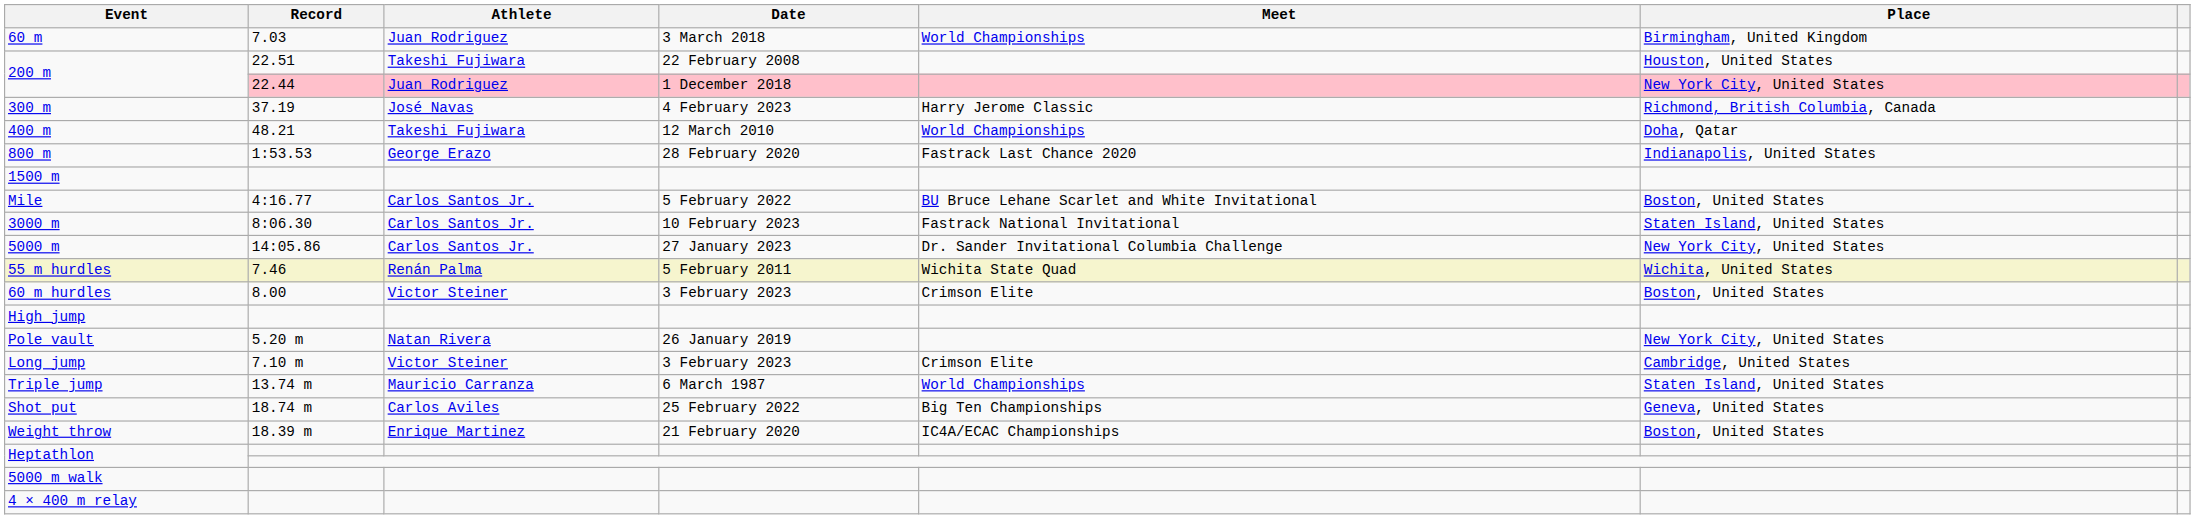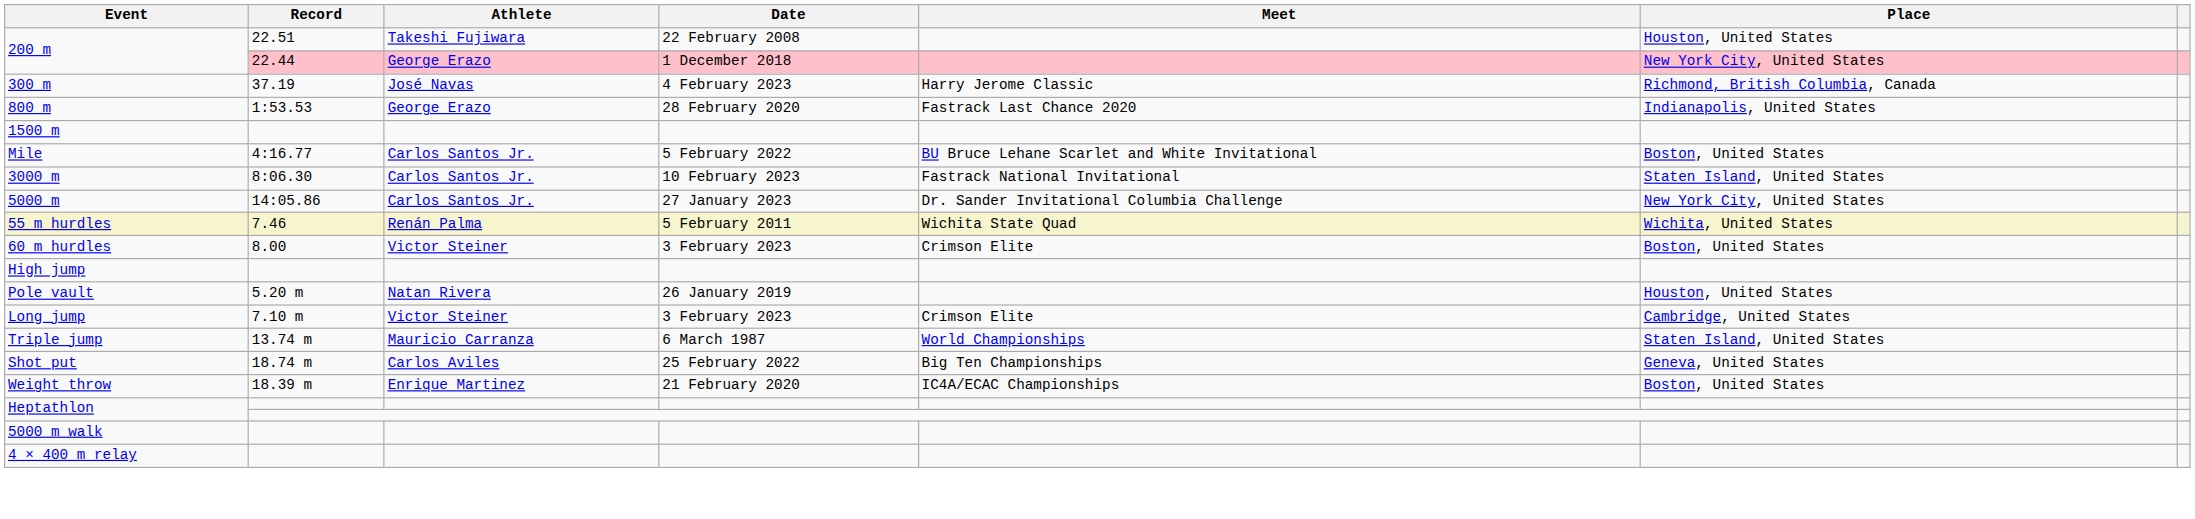- row: (25, 40)
(448, 86) Juan Rodriguez -> (439, 63) George Erazo
- row: (30, 132)
(1764, 340) New York City, United States -> (1738, 294) Houston, United States
